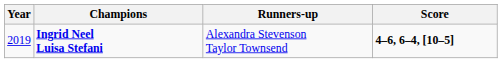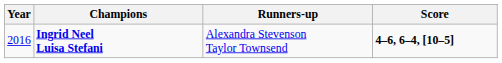(19, 41) 2019 -> (19, 41) 2016
